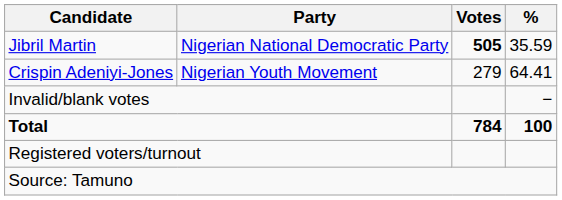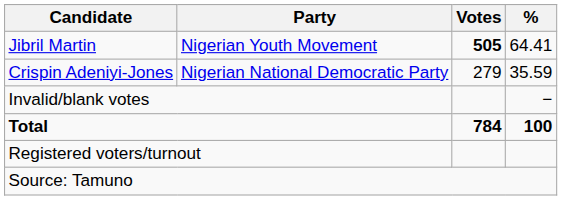(315, 45) Nigerian National Democratic Party -> (279, 45) Nigerian Youth Movement
(531, 45) 35.59 -> (531, 45) 64.41
(279, 72) Nigerian Youth Movement -> (315, 72) Nigerian National Democratic Party
(531, 72) 64.41 -> (531, 72) 35.59
